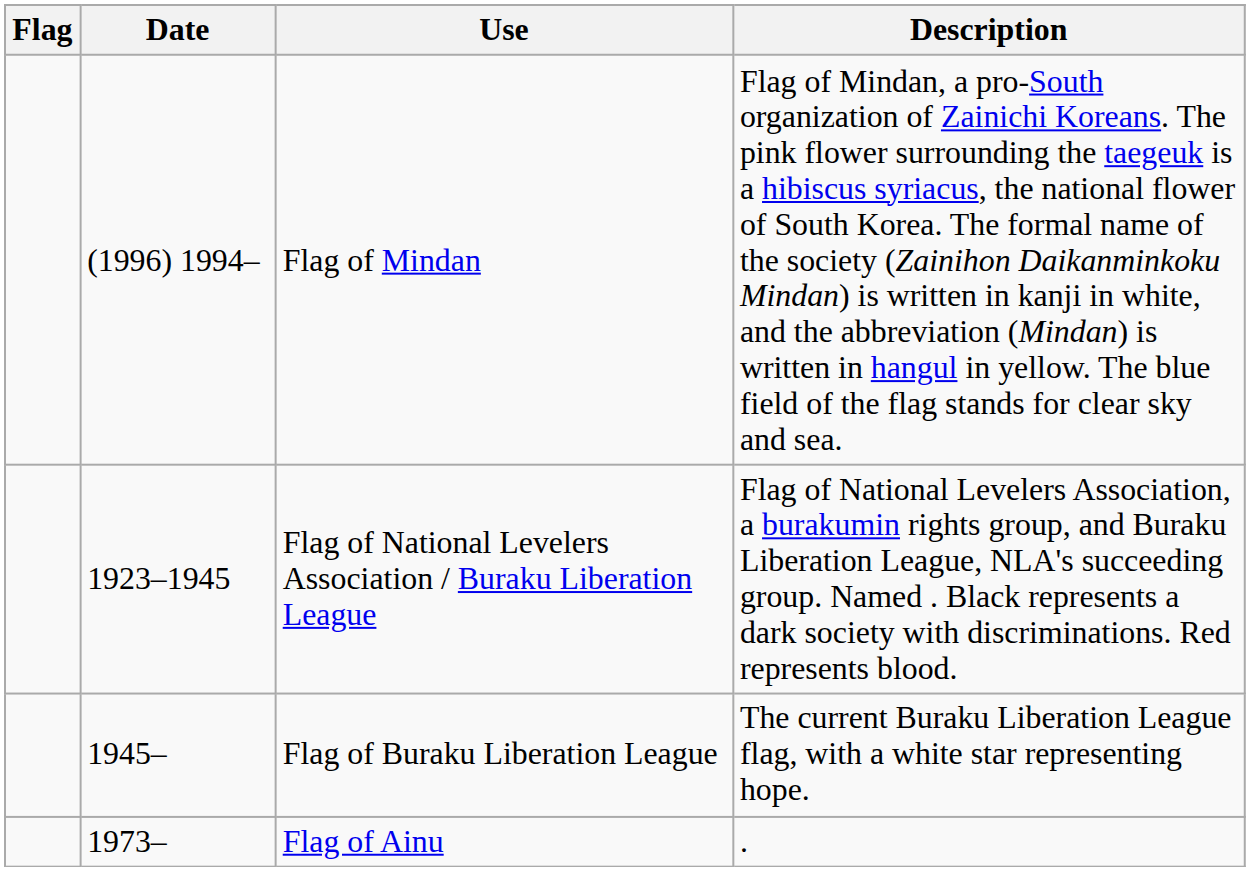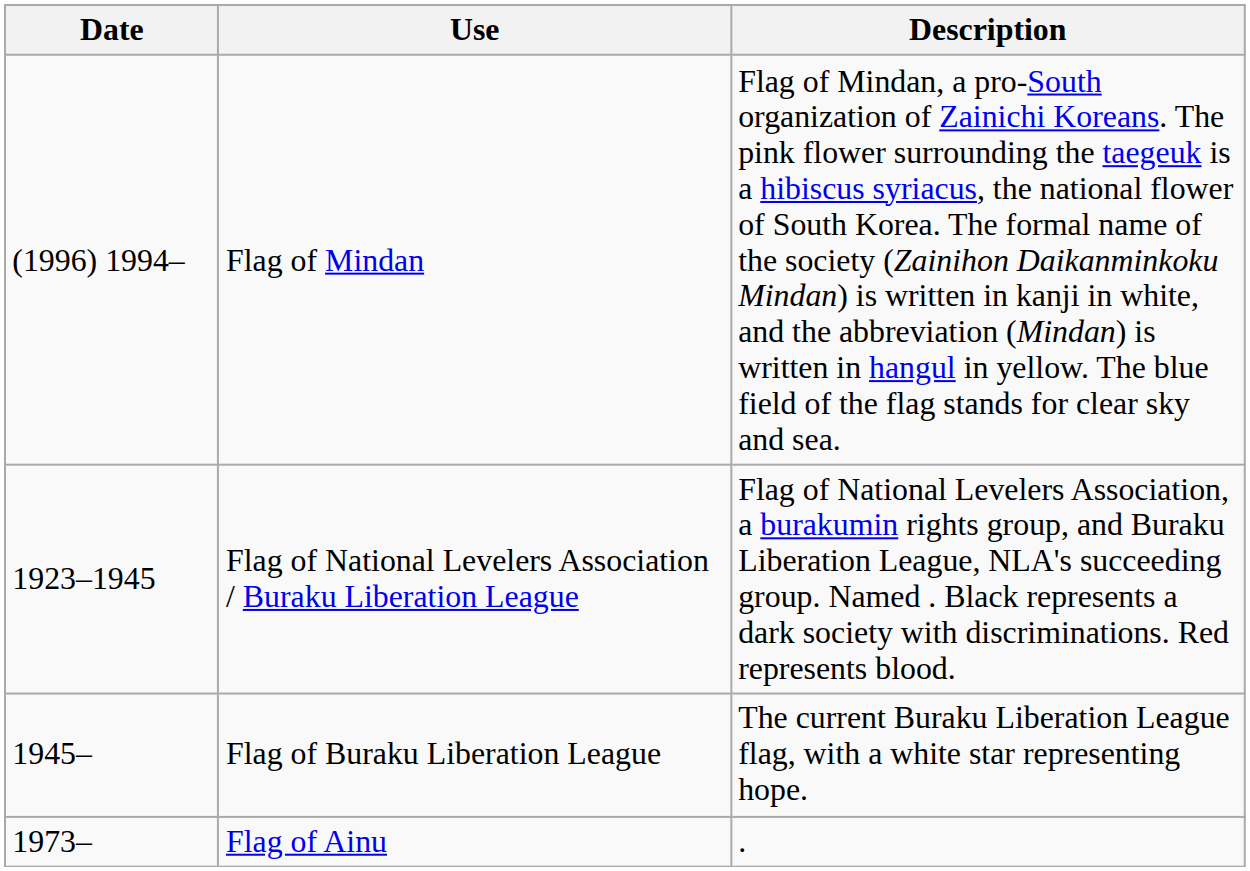- column: (42, 29)
